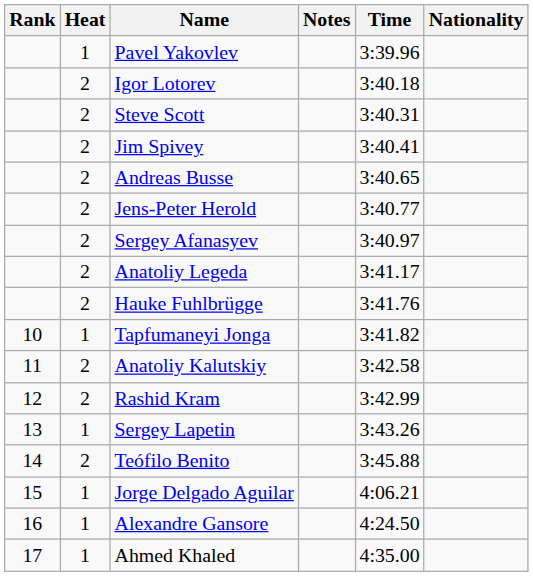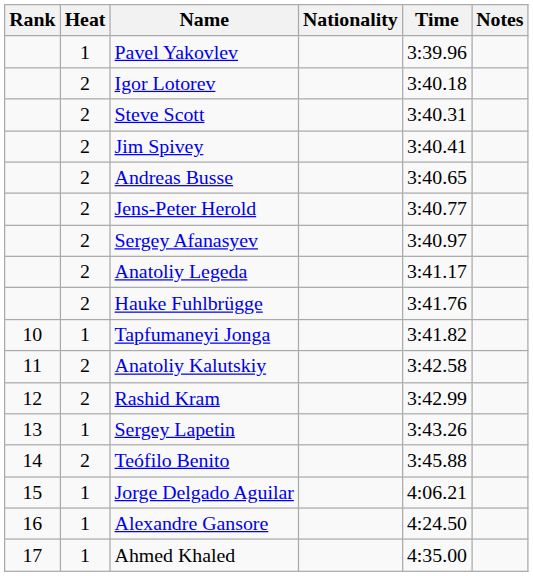columns swapped: (476, 20) <-> (327, 20)
